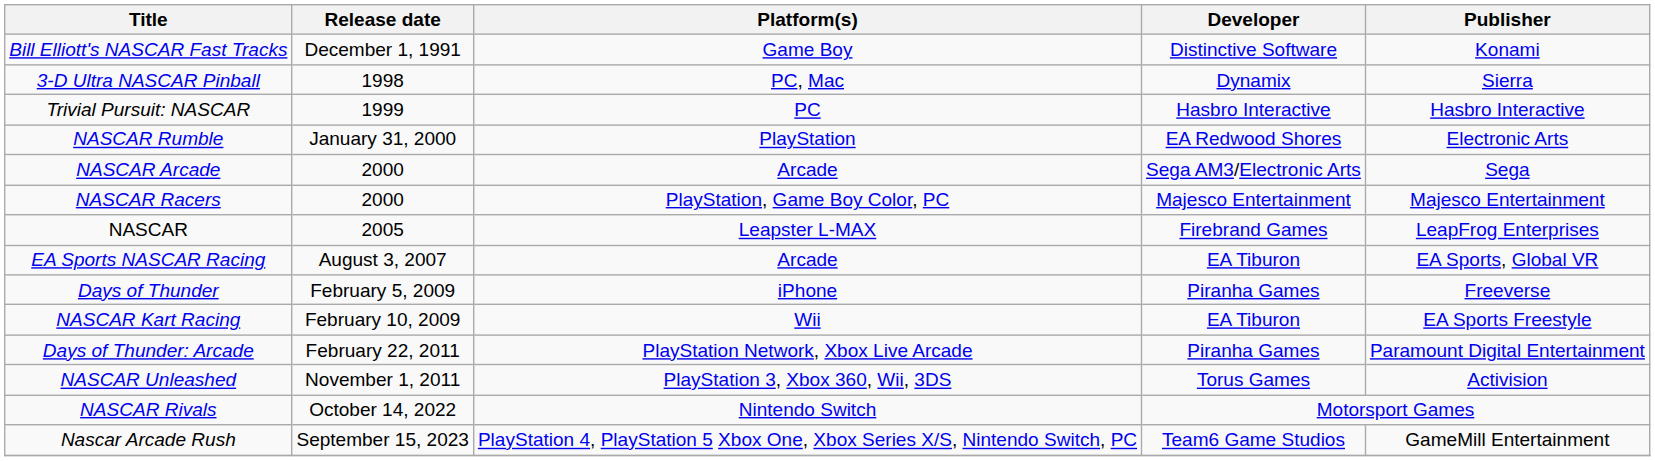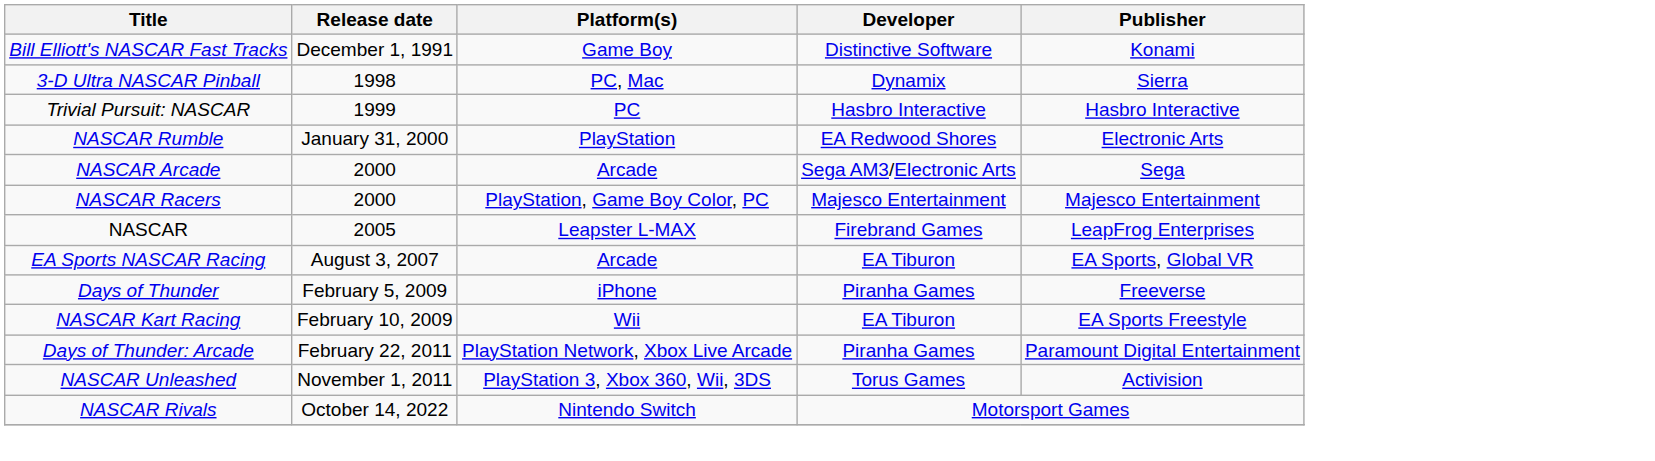- row: (148, 439)
